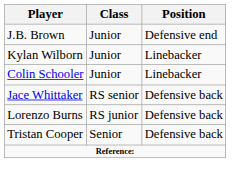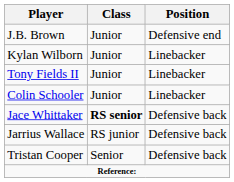+ row: (43, 74)
(114, 94) normal -> (116, 114) bold
- row: (45, 114)
+ row: (46, 134)
